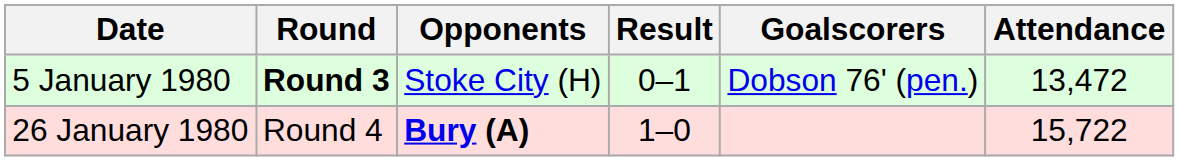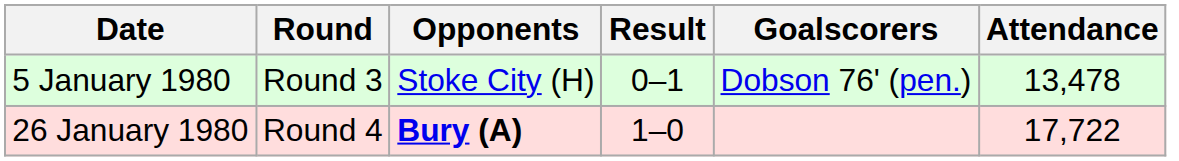(326, 79) bold -> (323, 79) normal
(1079, 79) 13,472 -> (1072, 79) 13,478
(1079, 130) 15,722 -> (1072, 130) 17,722
